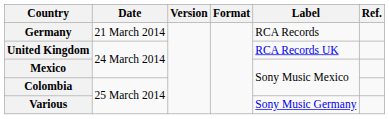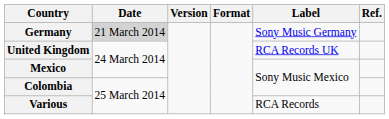(130, 31) no background -> (130, 31) lightgrey background
(287, 31) RCA Records -> (306, 31) Sony Music Germany
(306, 104) Sony Music Germany -> (287, 104) RCA Records
